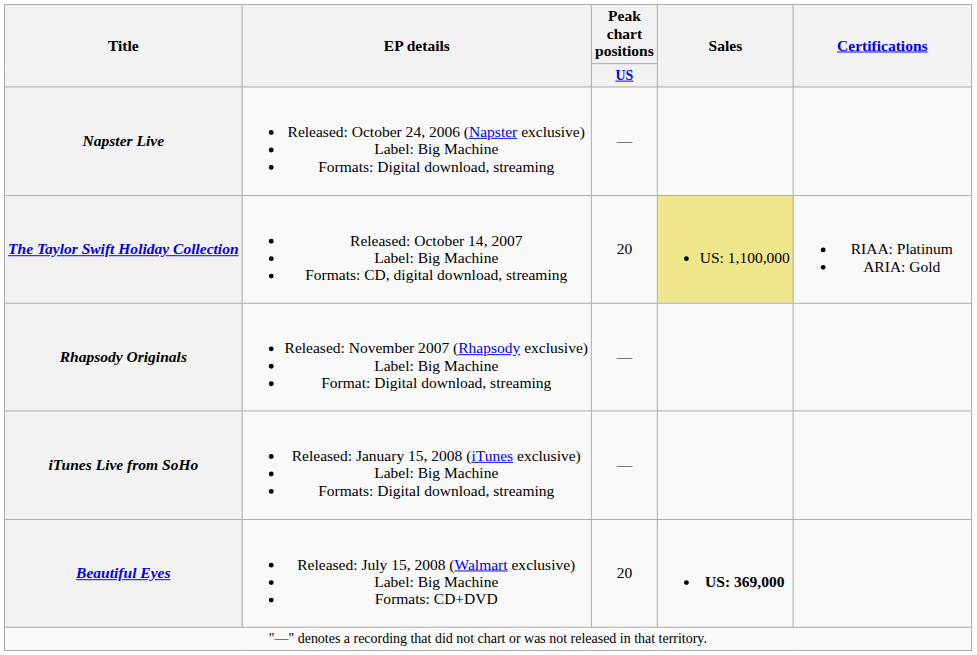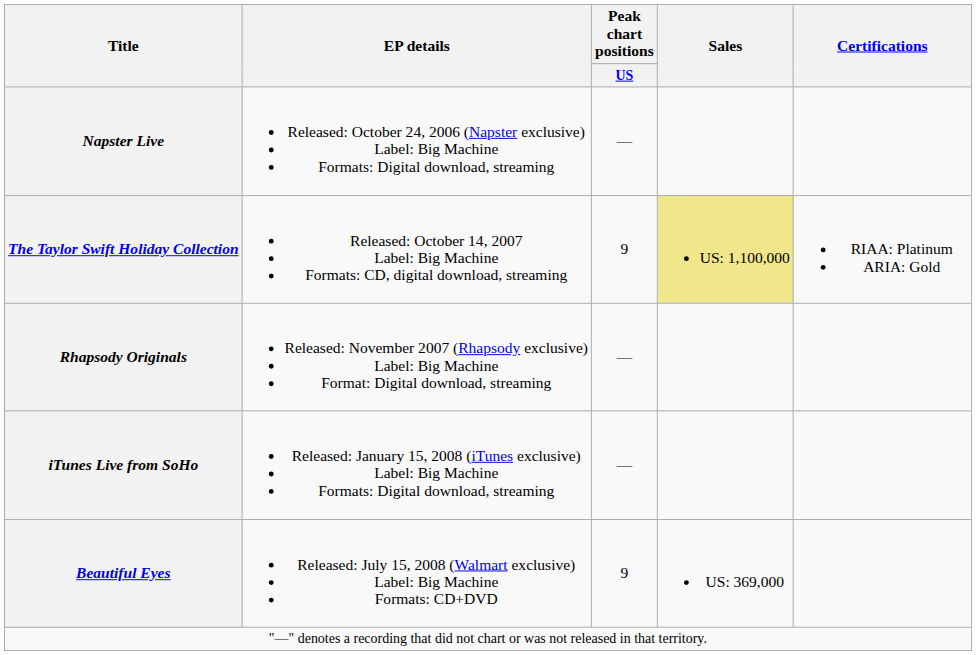(624, 249) 20 -> (624, 249) 9
(624, 573) 20 -> (624, 573) 9
(725, 582) bold -> (725, 582) normal
